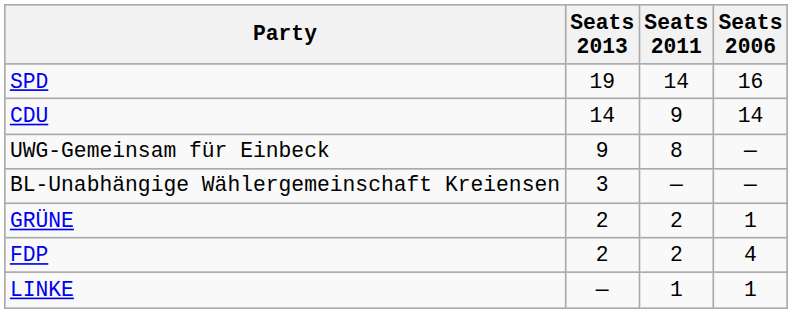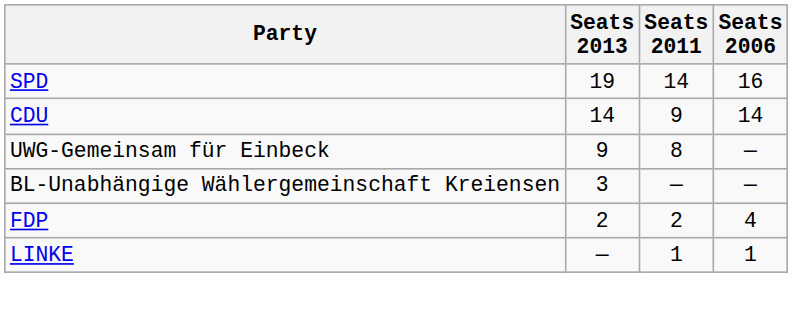- row: (42, 221)
